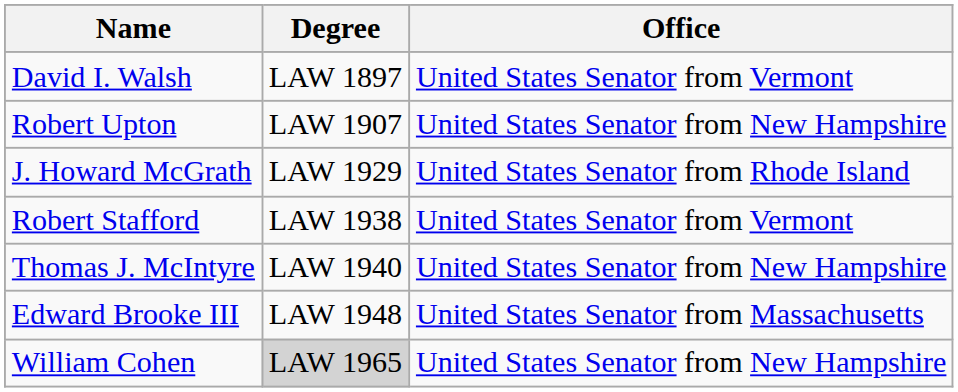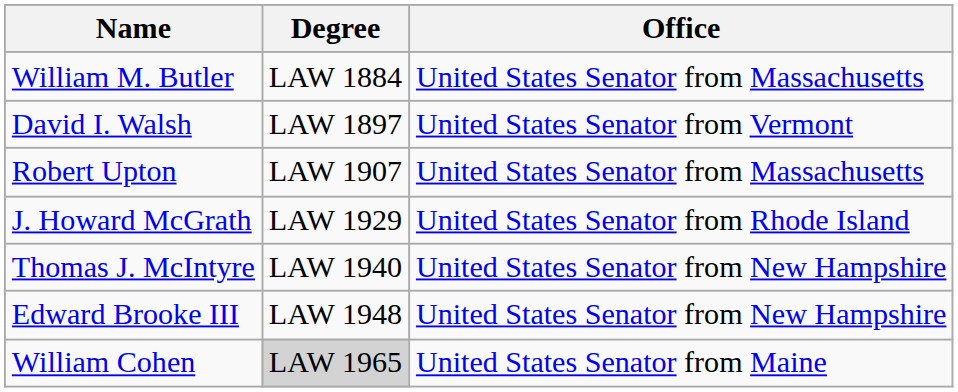+ row: (123, 76)
(681, 123) United States Senator from New Hampshire -> (670, 171) United States Senator from Massachusetts
- row: (106, 219)
(670, 314) United States Senator from Massachusetts -> (681, 314) United States Senator from New Hampshire
(681, 362) United States Senator from New Hampshire -> (621, 362) United States Senator from Maine
